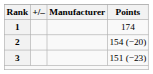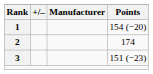(128, 27) 174 -> (128, 27) 154 (−20)
(128, 42) 154 (−20) -> (128, 42) 174
